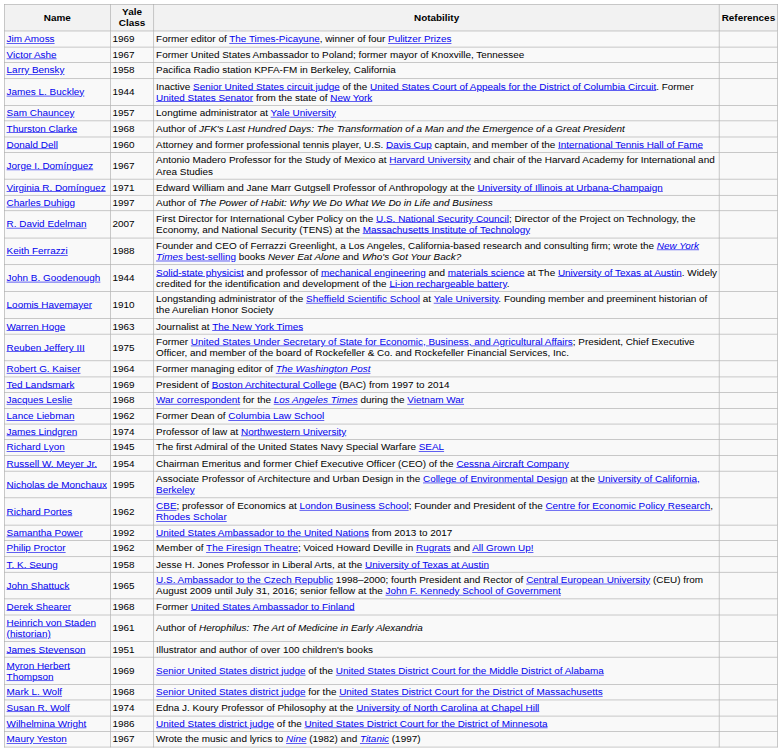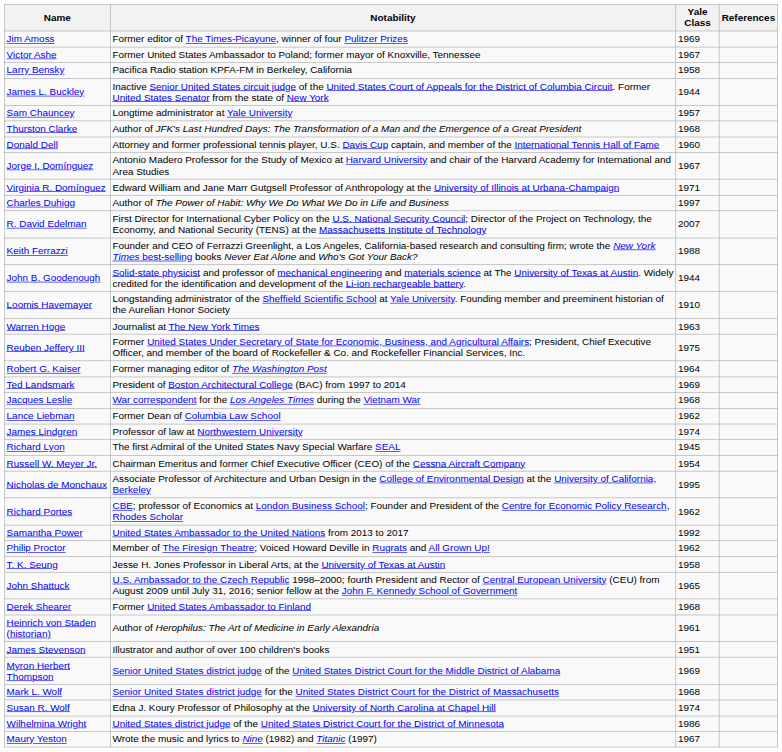columns swapped: (132, 17) <-> (437, 17)
